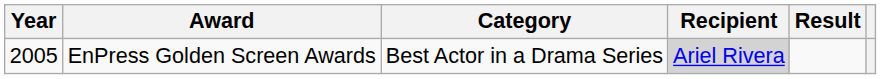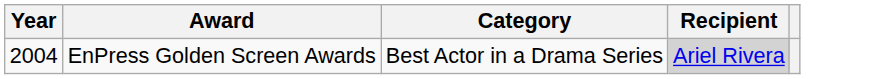- column: (828, 21)
(34, 55) 2005 -> (34, 55) 2004
